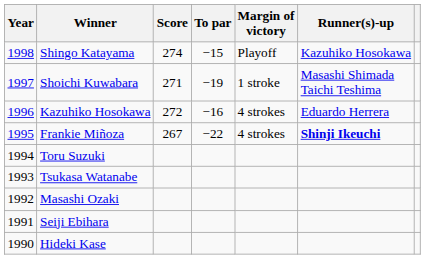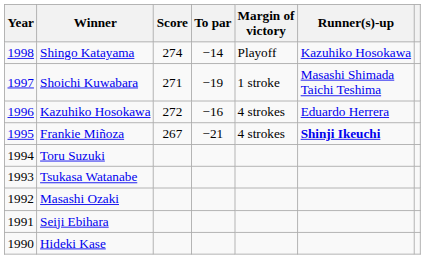(213, 53) −15 -> (213, 53) −14
(213, 134) −22 -> (213, 134) −21
